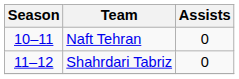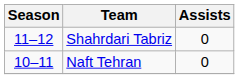rows swapped: (104, 39) <-> (119, 62)
